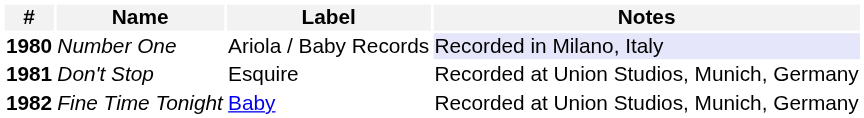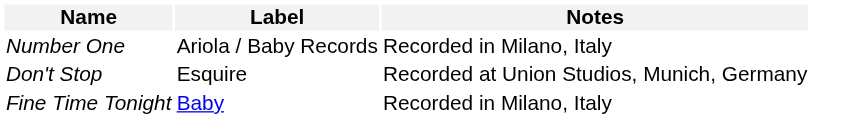- column: (29, 17)
(549, 46) lavender background -> (497, 46) no background
(647, 103) Recorded at Union Studios, Munich, Germany -> (497, 103) Recorded in Milano, Italy
